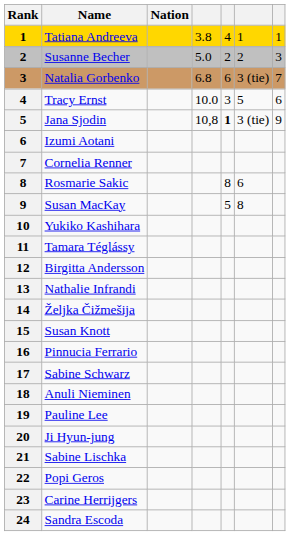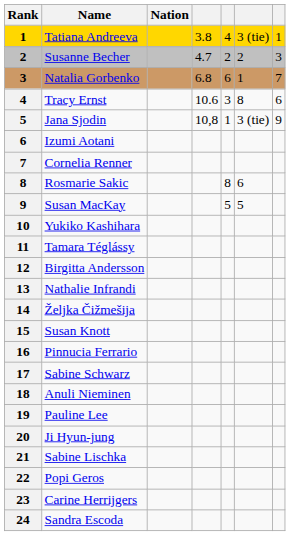(240, 36) 1 -> (253, 36) 3 (tie)
(203, 57) 5.0 -> (203, 57) 4.7
(253, 78) 3 (tie) -> (240, 78) 1
(207, 99) 10.0 -> (207, 99) 10.6
(240, 99) 5 -> (240, 99) 8
(228, 120) bold -> (228, 120) normal
(240, 204) 8 -> (240, 204) 5
